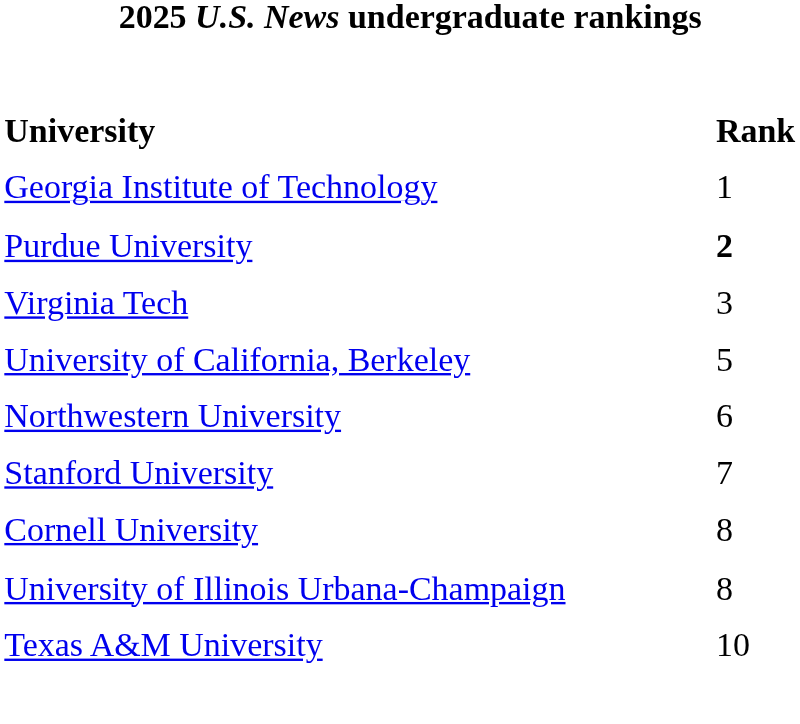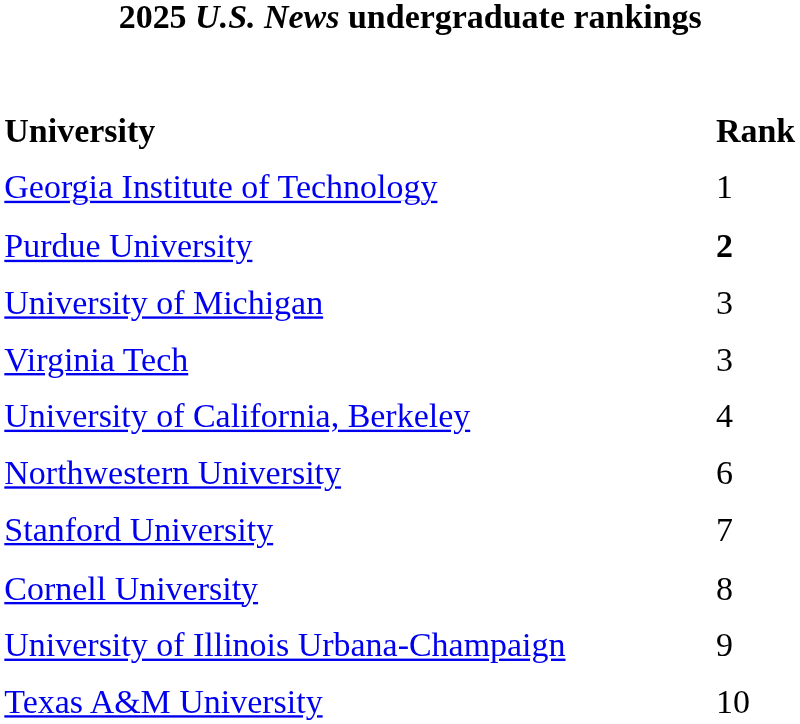+ row: (164, 302)
(724, 359) 5 -> (724, 416) 4
(724, 587) 8 -> (724, 644) 9
